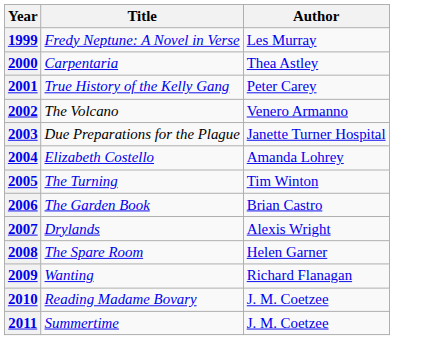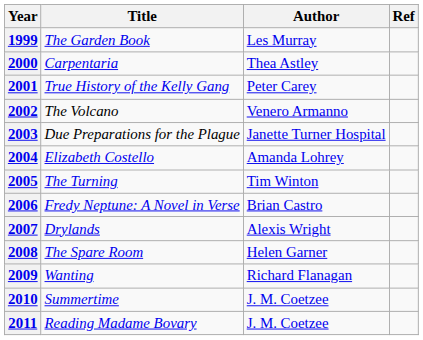+ column: (404, 16)
(142, 39) Fredy Neptune: A Novel in Verse -> (97, 39) The Garden Book
(97, 205) The Garden Book -> (142, 205) Fredy Neptune: A Novel in Verse
(121, 299) Reading Madame Bovary -> (82, 299) Summertime
(82, 323) Summertime -> (121, 323) Reading Madame Bovary
